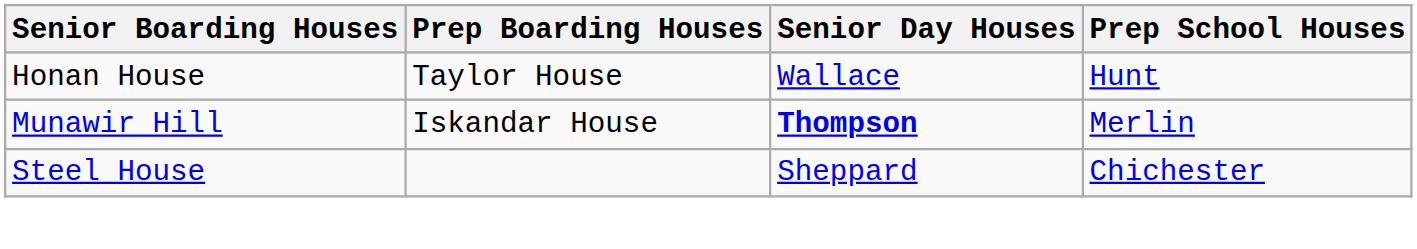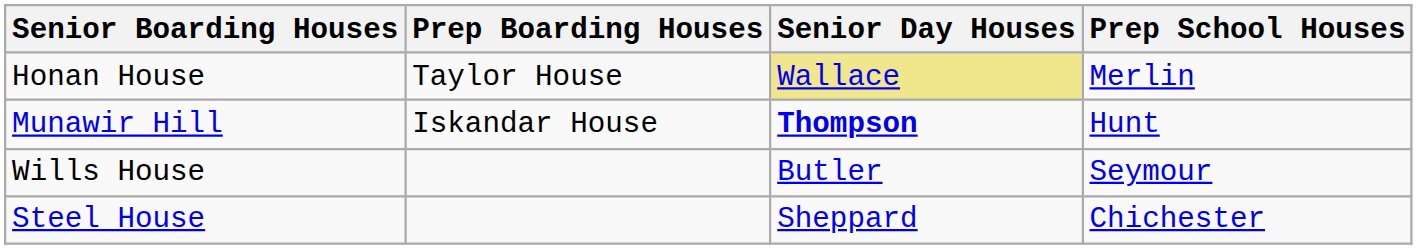(839, 77) no background -> (839, 77) khaki background
(1125, 77) Hunt -> (1142, 77) Merlin
(1142, 124) Merlin -> (1125, 124) Hunt
+ row: (109, 172)
